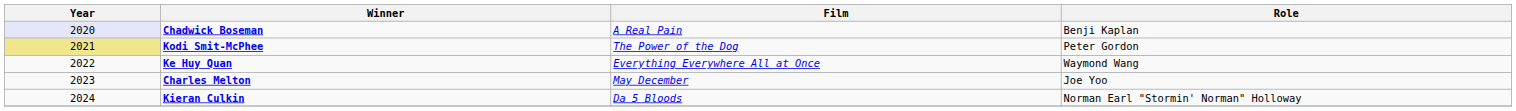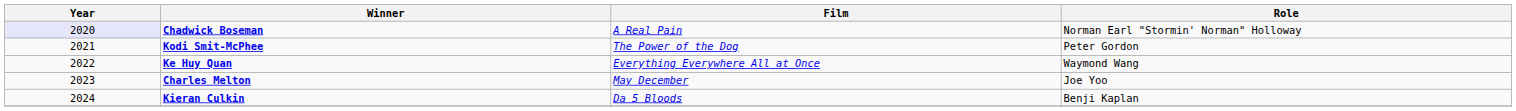(1101, 30) Benji Kaplan -> (1183, 30) Norman Earl "Stormin' Norman" Holloway
(82, 47) khaki background -> (82, 47) no background
(1183, 98) Norman Earl "Stormin' Norman" Holloway -> (1101, 98) Benji Kaplan
